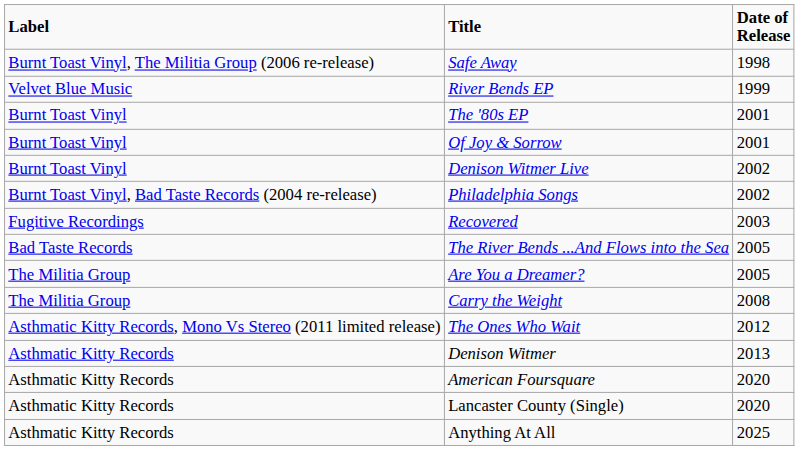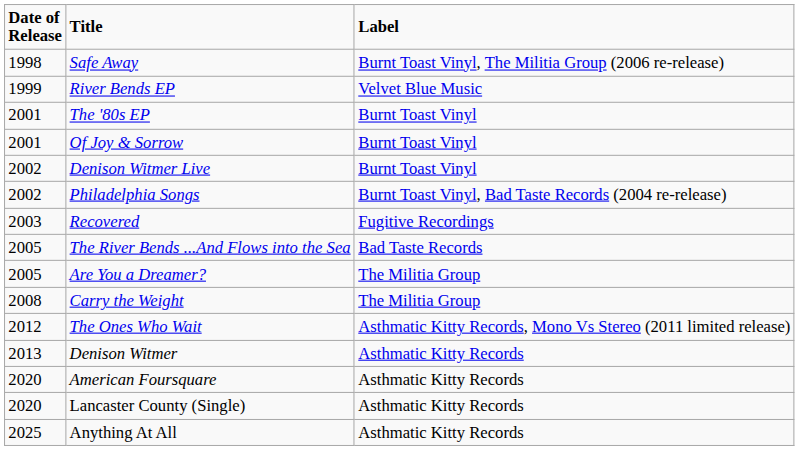columns swapped: (764, 27) <-> (29, 27)
